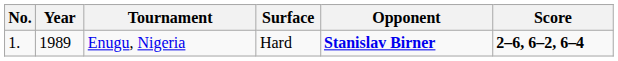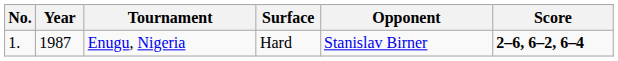(55, 42) 1989 -> (55, 42) 1987
(380, 42) bold -> (376, 42) normal
